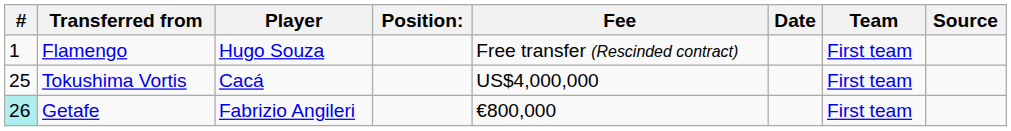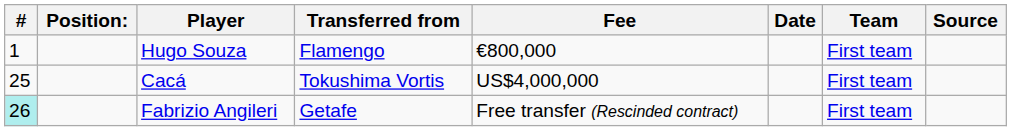columns swapped: (422, 20) <-> (126, 20)
(607, 50) Free transfer (Rescinded contract) -> (516, 50) €800,000
(516, 111) €800,000 -> (607, 111) Free transfer (Rescinded contract)
